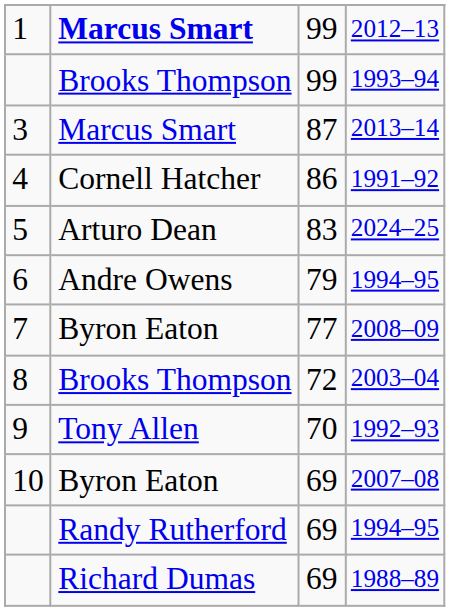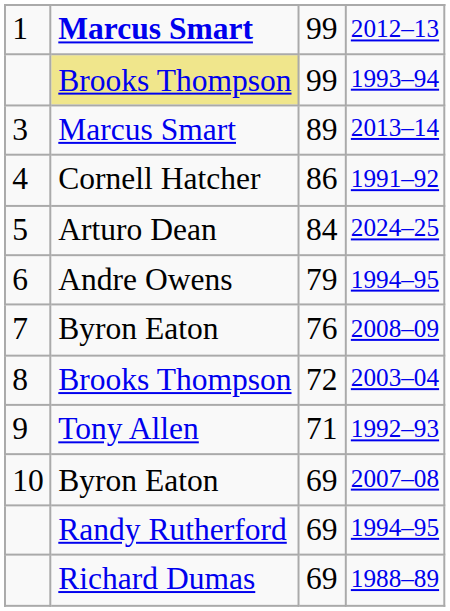(175, 79) no background -> (175, 79) khaki background
(322, 129) 87 -> (322, 129) 89
(322, 229) 83 -> (322, 229) 84
(322, 329) 77 -> (322, 329) 76
(322, 429) 70 -> (322, 429) 71
